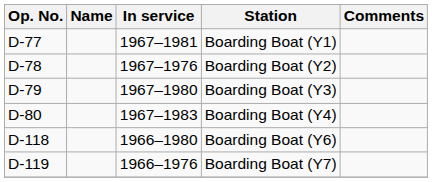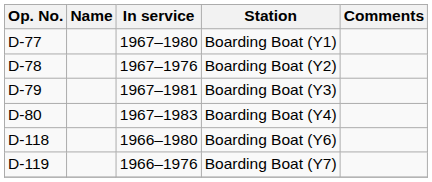(159, 41) 1967–1981 -> (159, 41) 1967–1980
(159, 90) 1967–1980 -> (159, 90) 1967–1981
